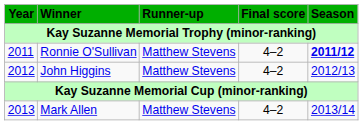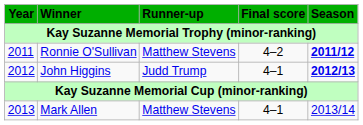(189, 71) Matthew Stevens -> (174, 71) Judd Trump
(273, 71) 4–2 -> (273, 71) 4–1
(333, 71) normal -> (333, 71) bold
(273, 110) 4–2 -> (273, 110) 4–1
